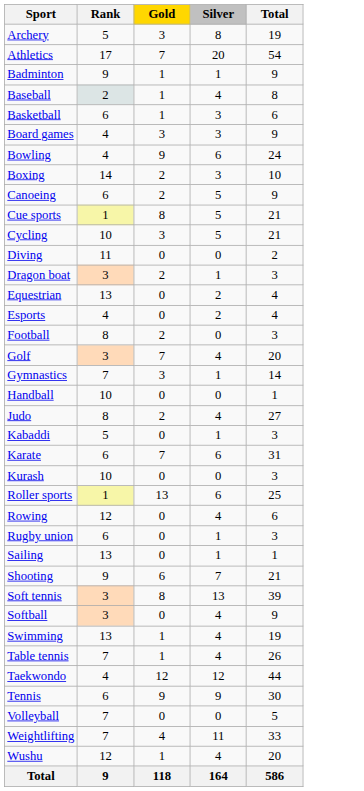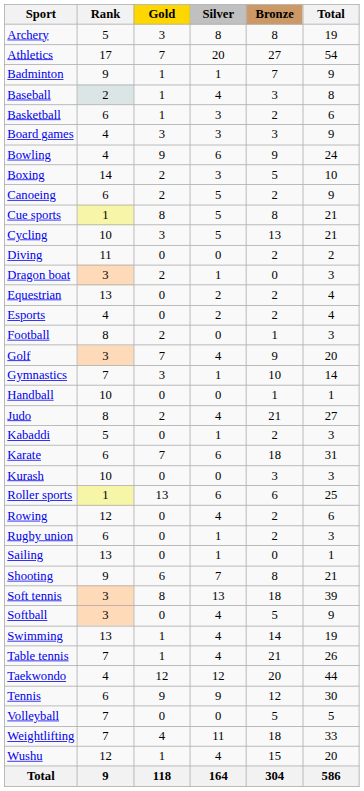+ column: (275, 14)
